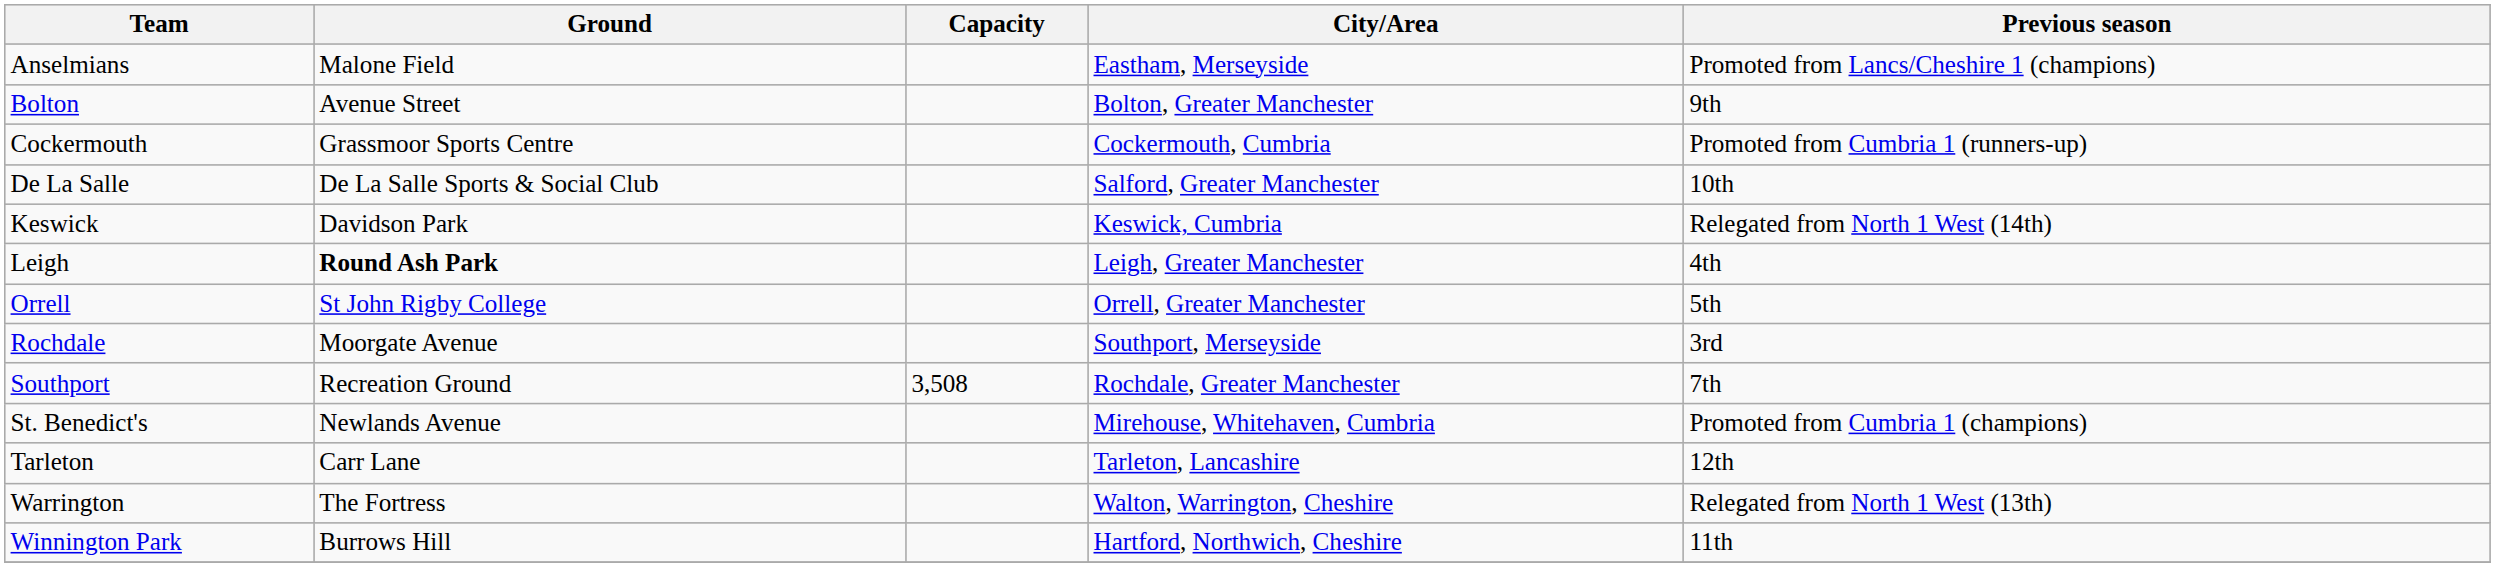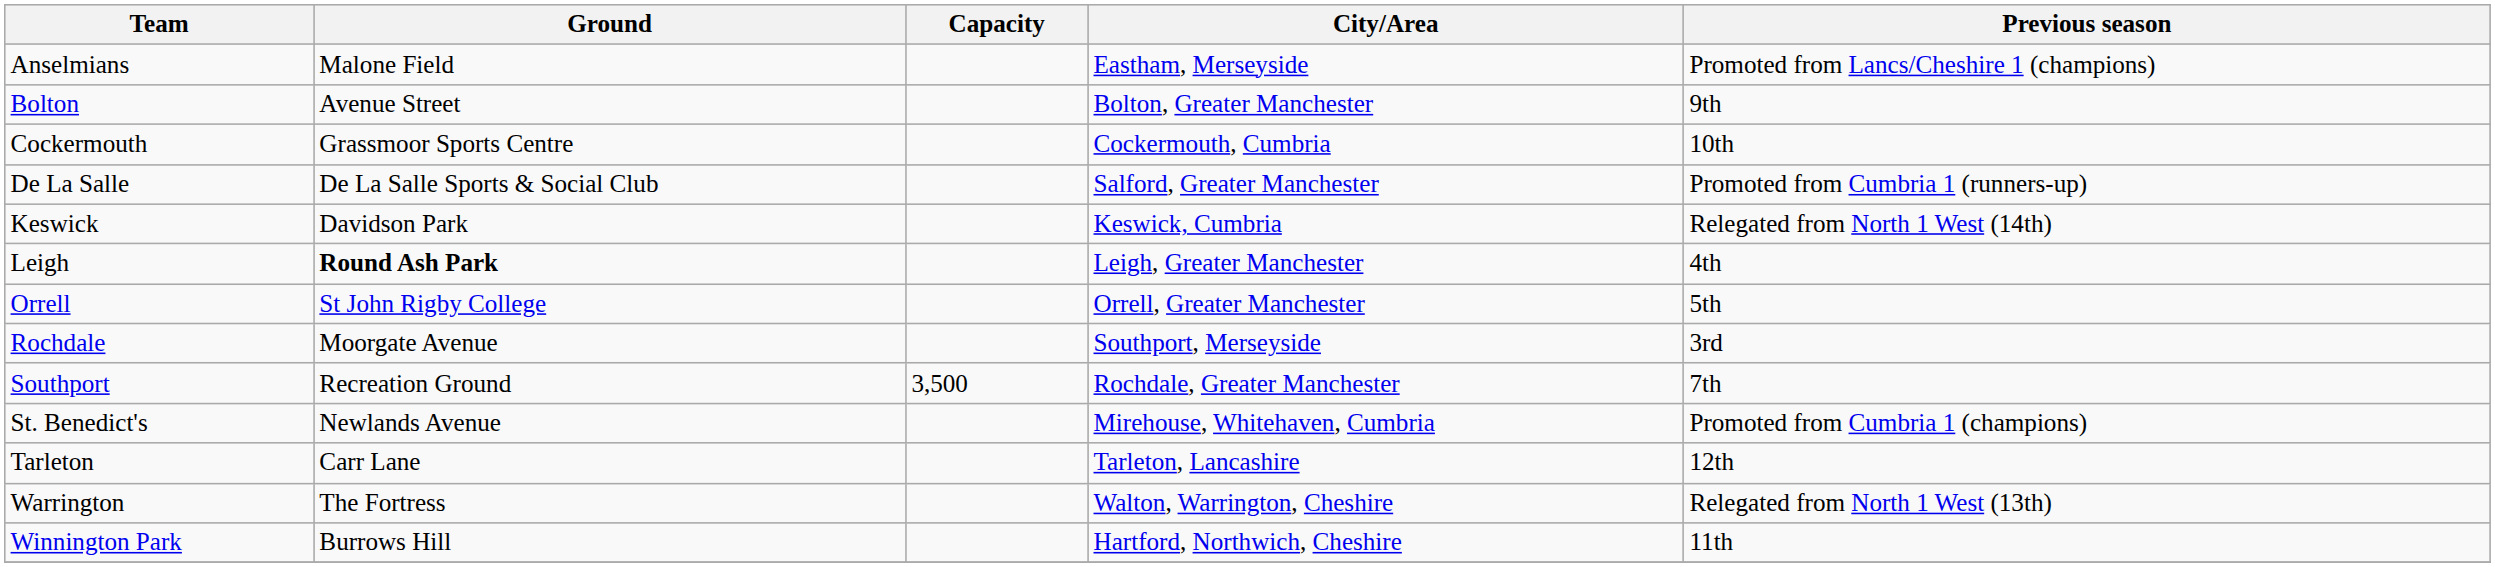(1888, 143) Promoted from Cumbria 1 (runners-up) -> (1712, 143) 10th
(1712, 183) 10th -> (1888, 183) Promoted from Cumbria 1 (runners-up)
(940, 382) 3,508 -> (940, 382) 3,500
